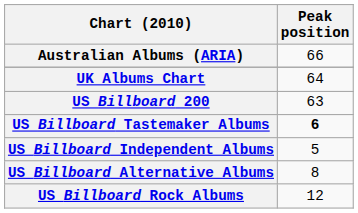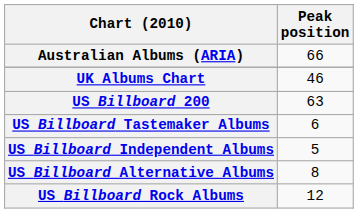(315, 79) 64 -> (315, 79) 46
(315, 126) bold -> (315, 126) normal
